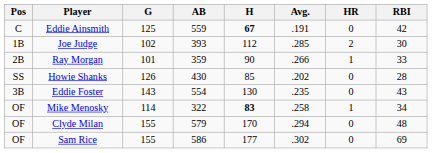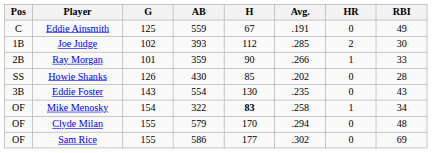(250, 28) bold -> (250, 28) normal
(402, 28) 42 -> (402, 28) 49
(148, 108) 114 -> (148, 108) 154
